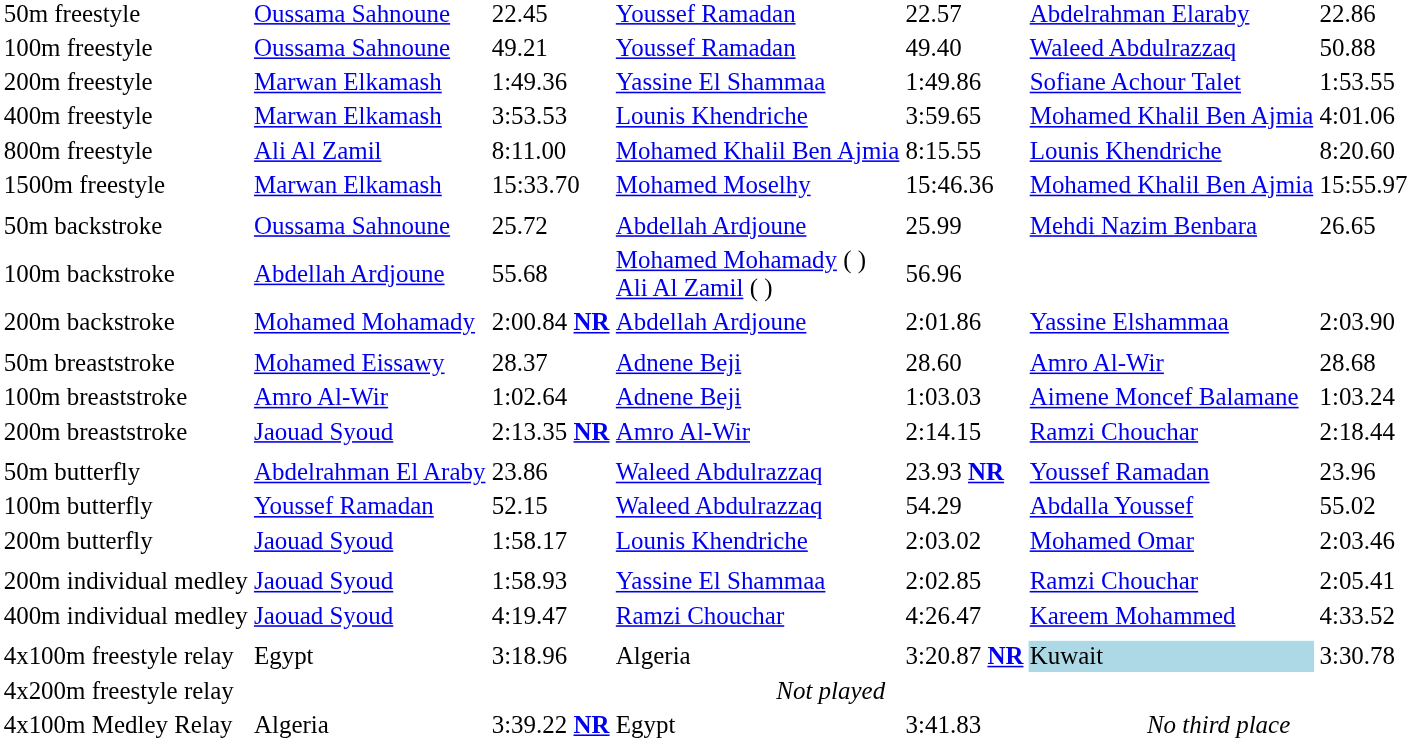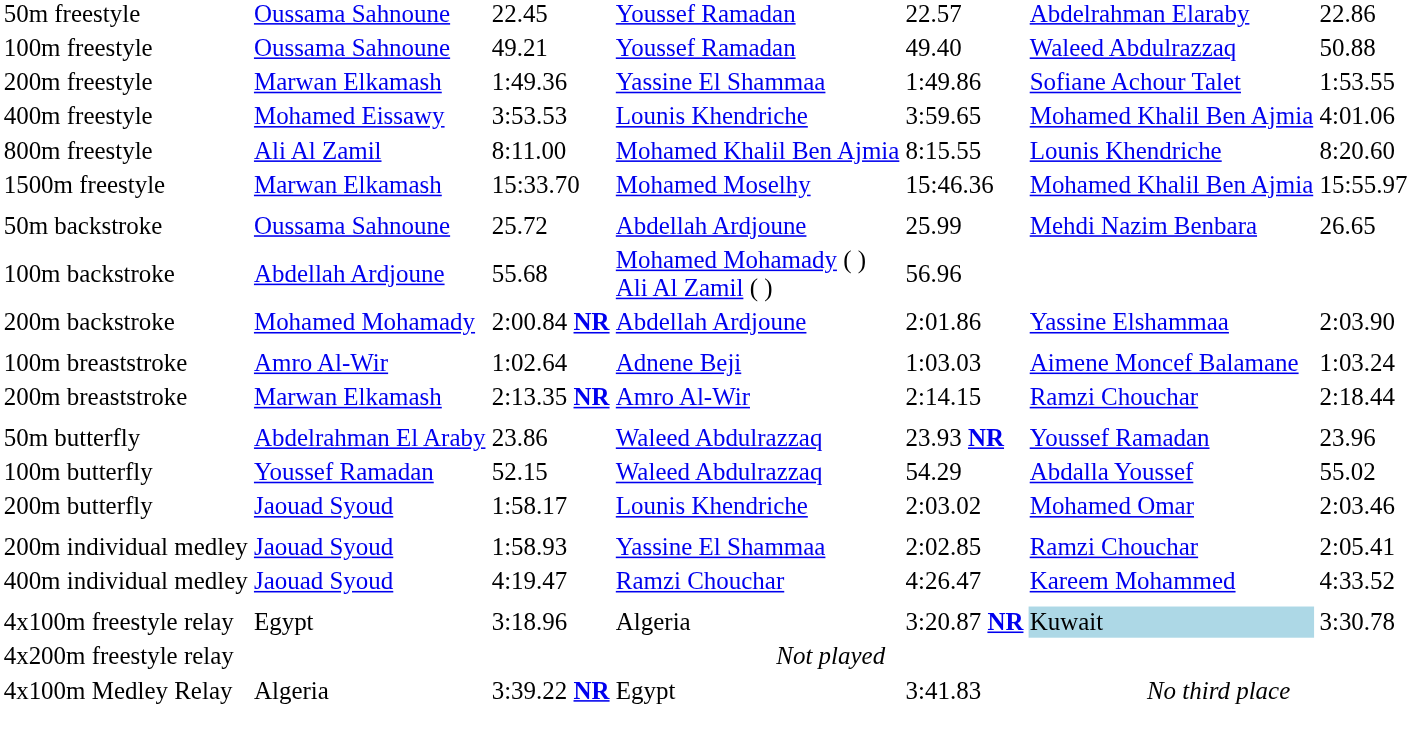(348, 116) Marwan Elkamash -> (349, 116) Mohamed Eissawy
- row: (89, 362)
(324, 431) Jaouad Syoud -> (348, 397) Marwan Elkamash
